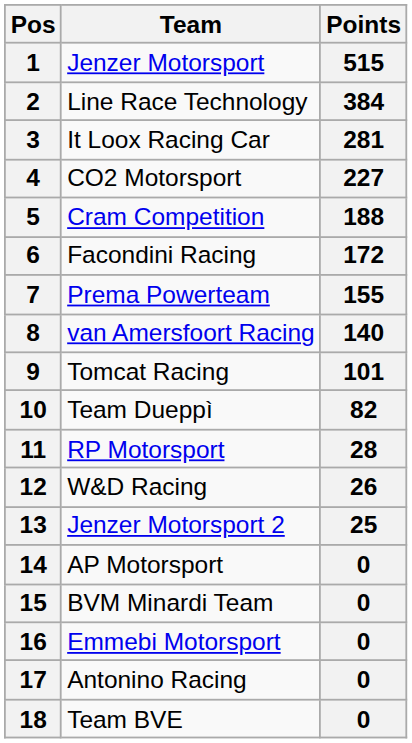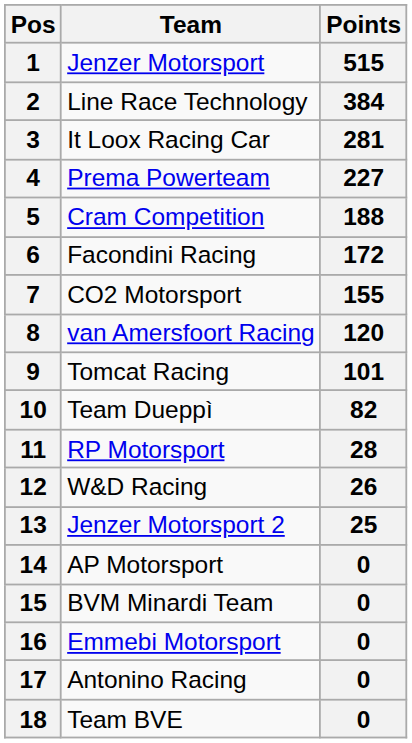(154, 178) CO2 Motorsport -> (168, 178) Prema Powerteam
(168, 294) Prema Powerteam -> (154, 294) CO2 Motorsport
(364, 332) 140 -> (364, 332) 120
